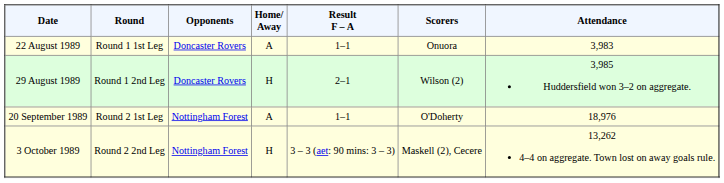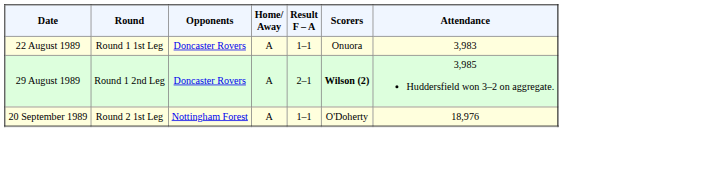(269, 81) H -> (269, 81) A
(442, 81) normal -> (347, 81) bold
- row: (48, 151)
